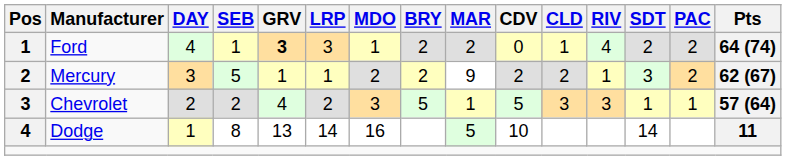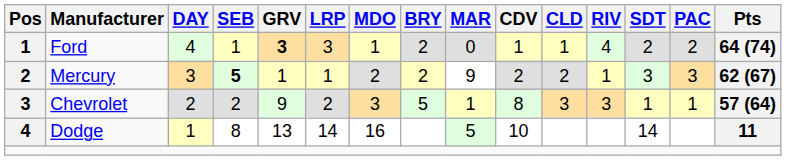(471, 47) 2 -> (471, 47) 0
(518, 47) 0 -> (518, 47) 1
(236, 75) normal -> (236, 75) bold
(692, 75) 2 -> (692, 75) 3
(282, 103) 4 -> (282, 103) 9
(518, 103) 5 -> (518, 103) 8
